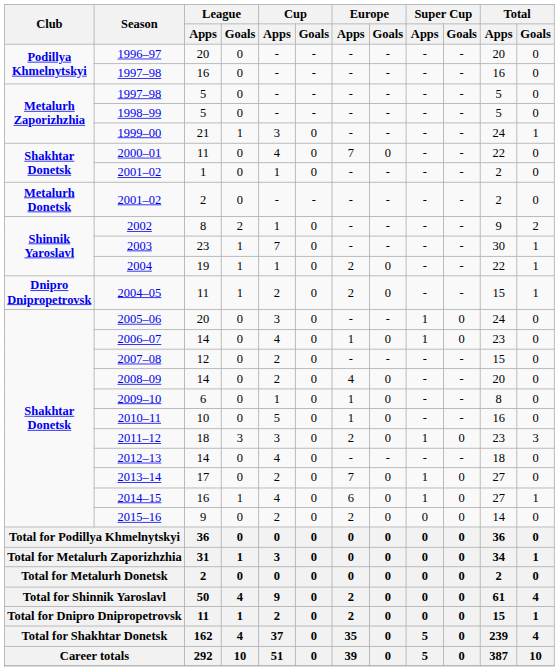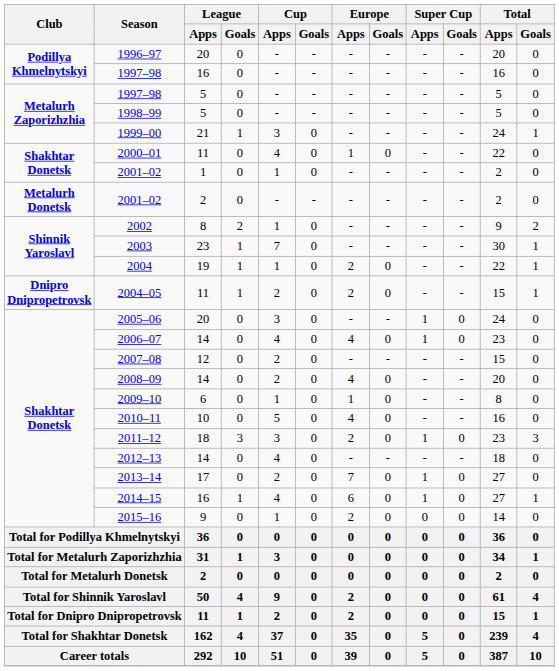(351, 152) 7 -> (351, 152) 1
(351, 339) 1 -> (351, 339) 4
(351, 418) 1 -> (351, 418) 4
(277, 517) 2 -> (277, 517) 1
